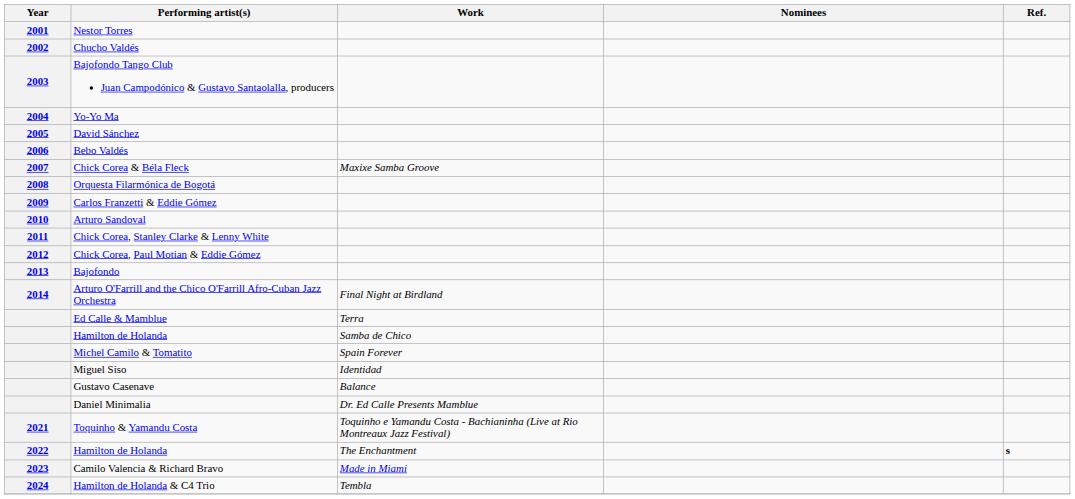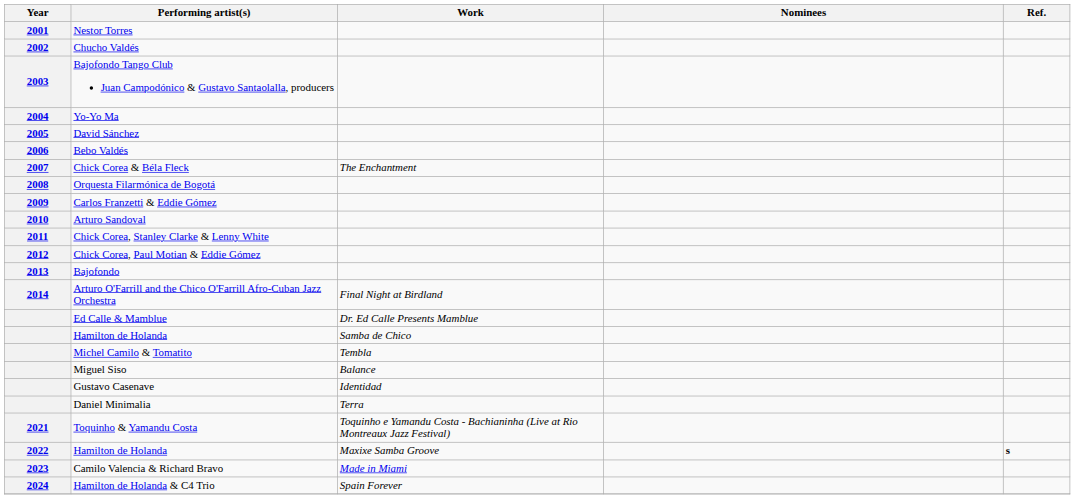(389, 167) Maxixe Samba Groove -> (378, 167) The Enchantment
(352, 318) Terra -> (409, 318) Dr. Ed Calle Presents Mamblue
(371, 352) Spain Forever -> (356, 352) Tembla
(361, 369) Identidad -> (358, 369) Balance
(358, 387) Balance -> (361, 387) Identidad
(409, 404) Dr. Ed Calle Presents Mamblue -> (352, 404) Terra
(378, 451) The Enchantment -> (389, 451) Maxixe Samba Groove
(356, 485) Tembla -> (371, 485) Spain Forever
